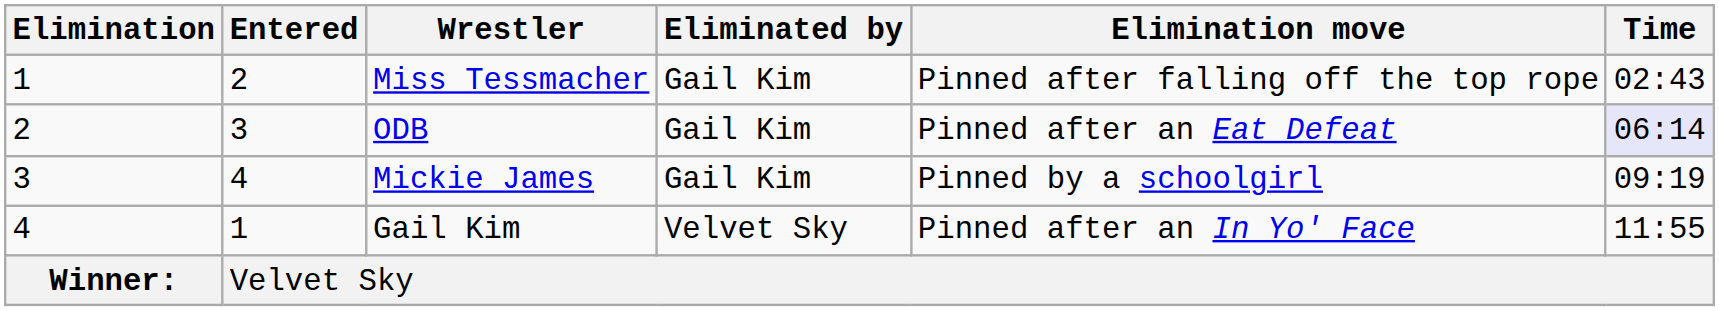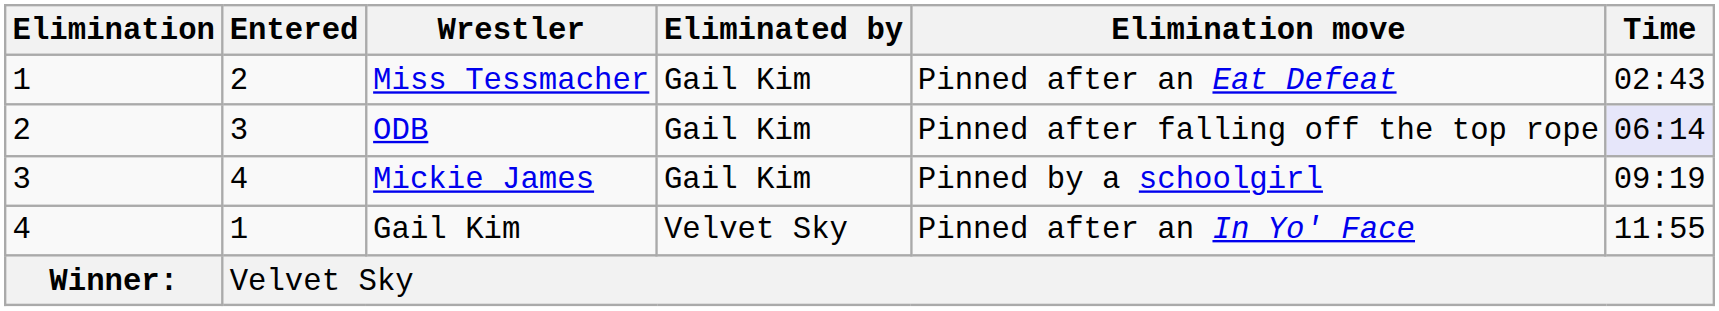(1258, 80) Pinned after falling off the top rope -> (1157, 80) Pinned after an Eat Defeat
(1157, 130) Pinned after an Eat Defeat -> (1258, 130) Pinned after falling off the top rope
